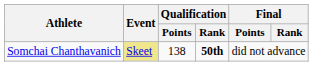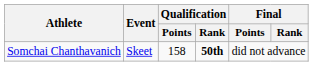(139, 51) khaki background -> (139, 51) no background
(177, 51) 138 -> (177, 51) 158
